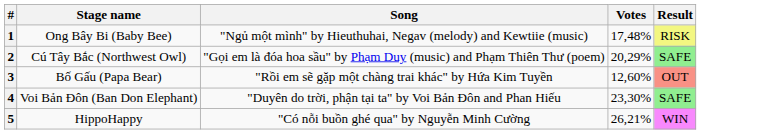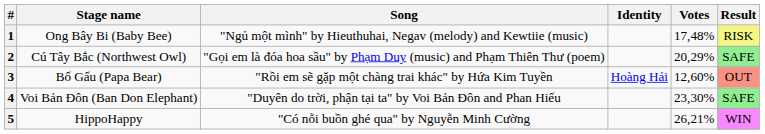+ column: (639, 14)
